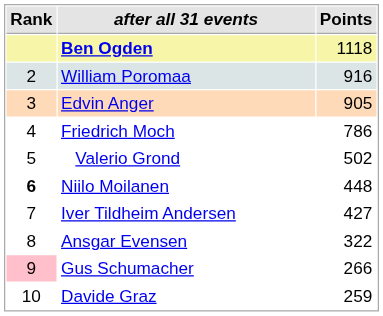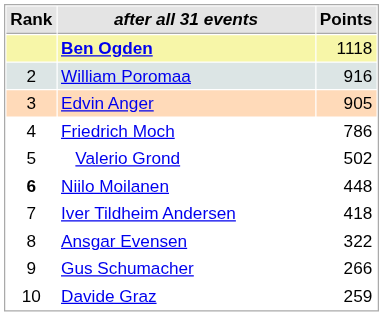(358, 213) 427 -> (358, 213) 418
(31, 268) pink background -> (31, 268) no background
